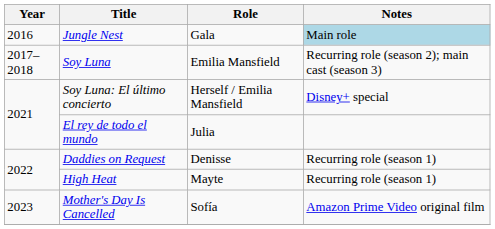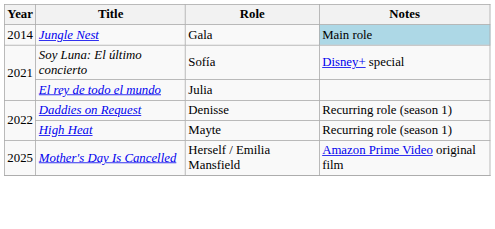(20, 34) 2016 -> (20, 34) 2014
- row: (87, 62)
(231, 97) Herself / Emilia Mansfield -> (202, 62) Sofía
(20, 207) 2023 -> (20, 158) 2025
(204, 207) Sofía -> (229, 158) Herself / Emilia Mansfield
